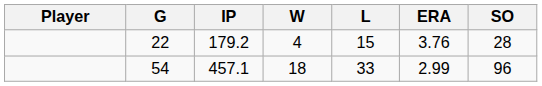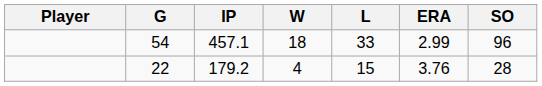rows swapped: (160, 68) <-> (160, 42)
